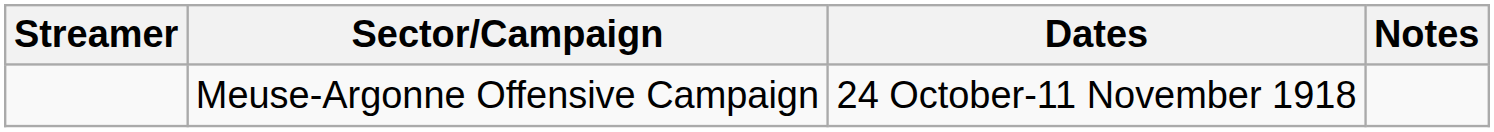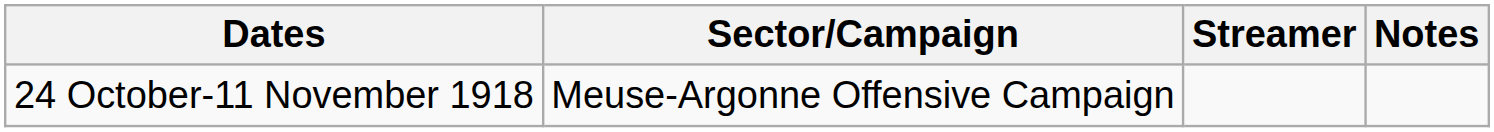columns swapped: (96, 34) <-> (1097, 34)
